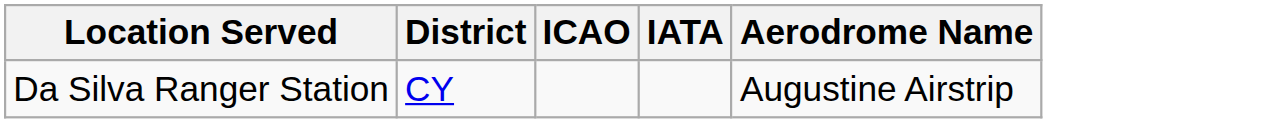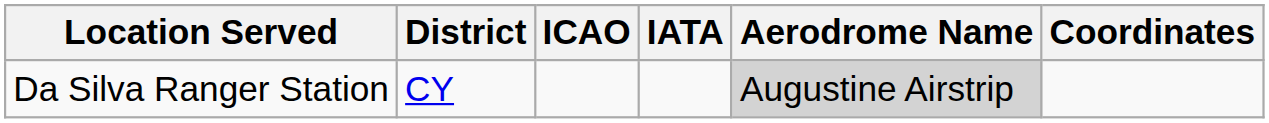+ column: (1152, 32)
(877, 88) no background -> (877, 88) lightgrey background
